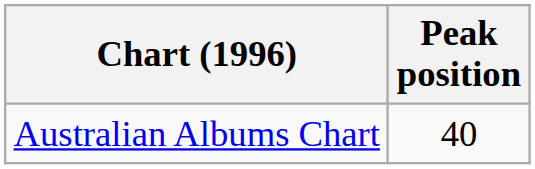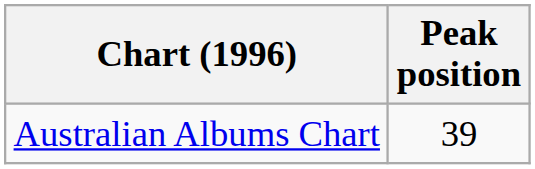(459, 132) 40 -> (459, 132) 39
